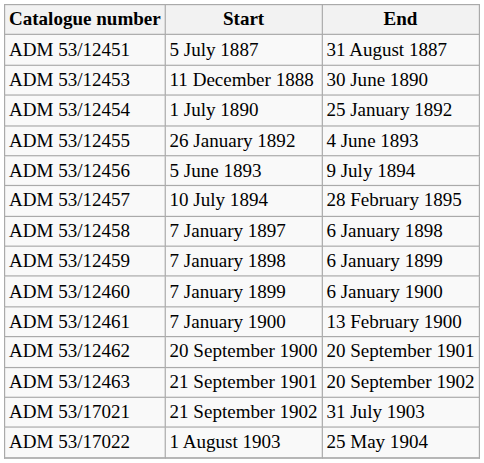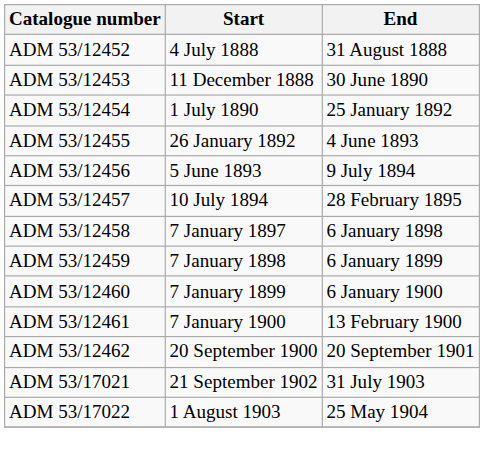- row: (70, 49)
+ row: (70, 49)
- row: (70, 381)
